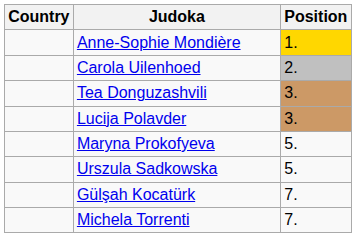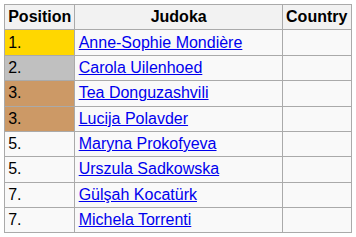columns swapped: (316, 17) <-> (39, 17)
